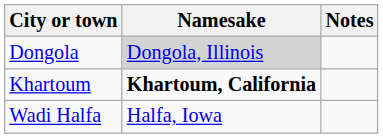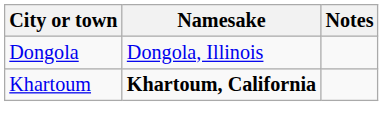(195, 52) lightgrey background -> (195, 52) no background
- row: (55, 116)
